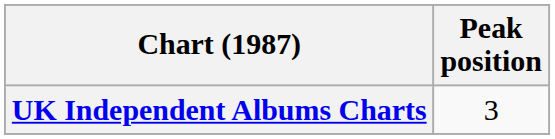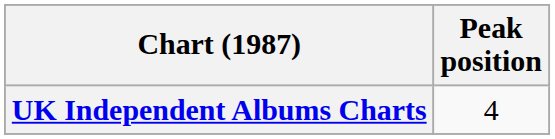(491, 109) 3 -> (491, 109) 4
